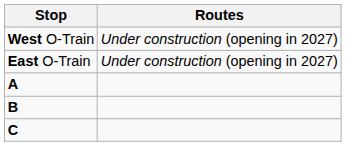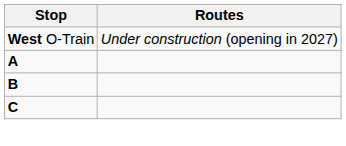- row: (49, 61)
